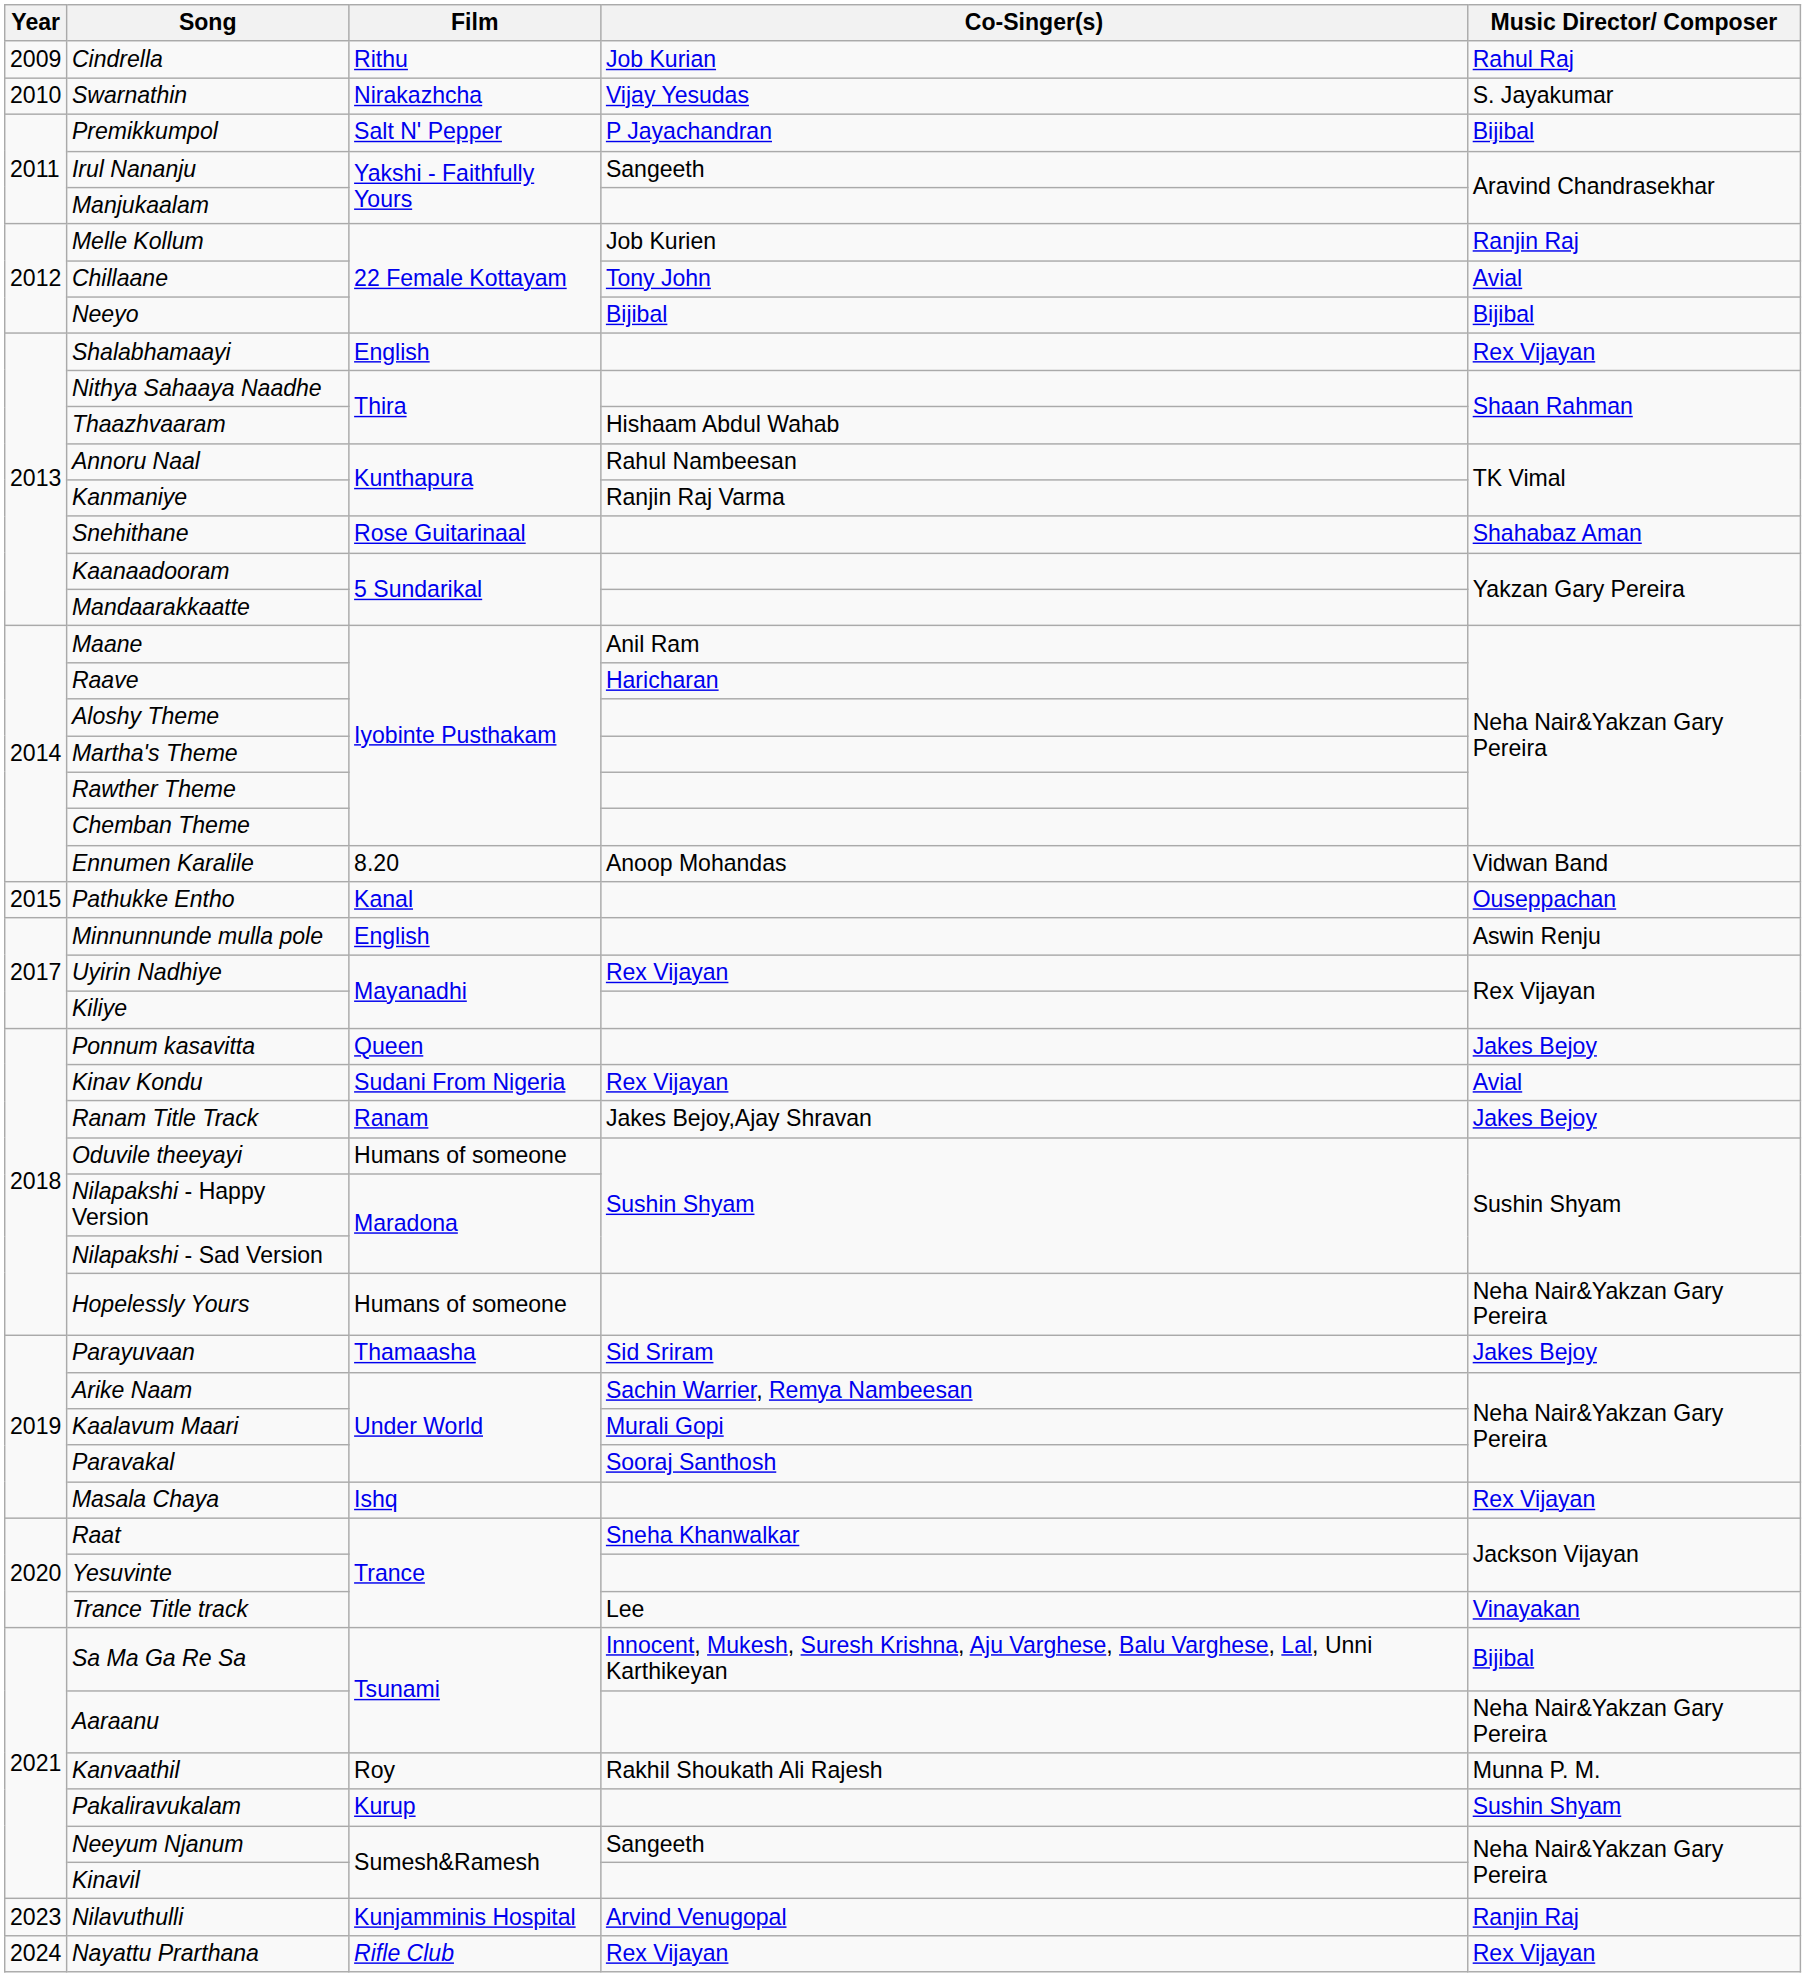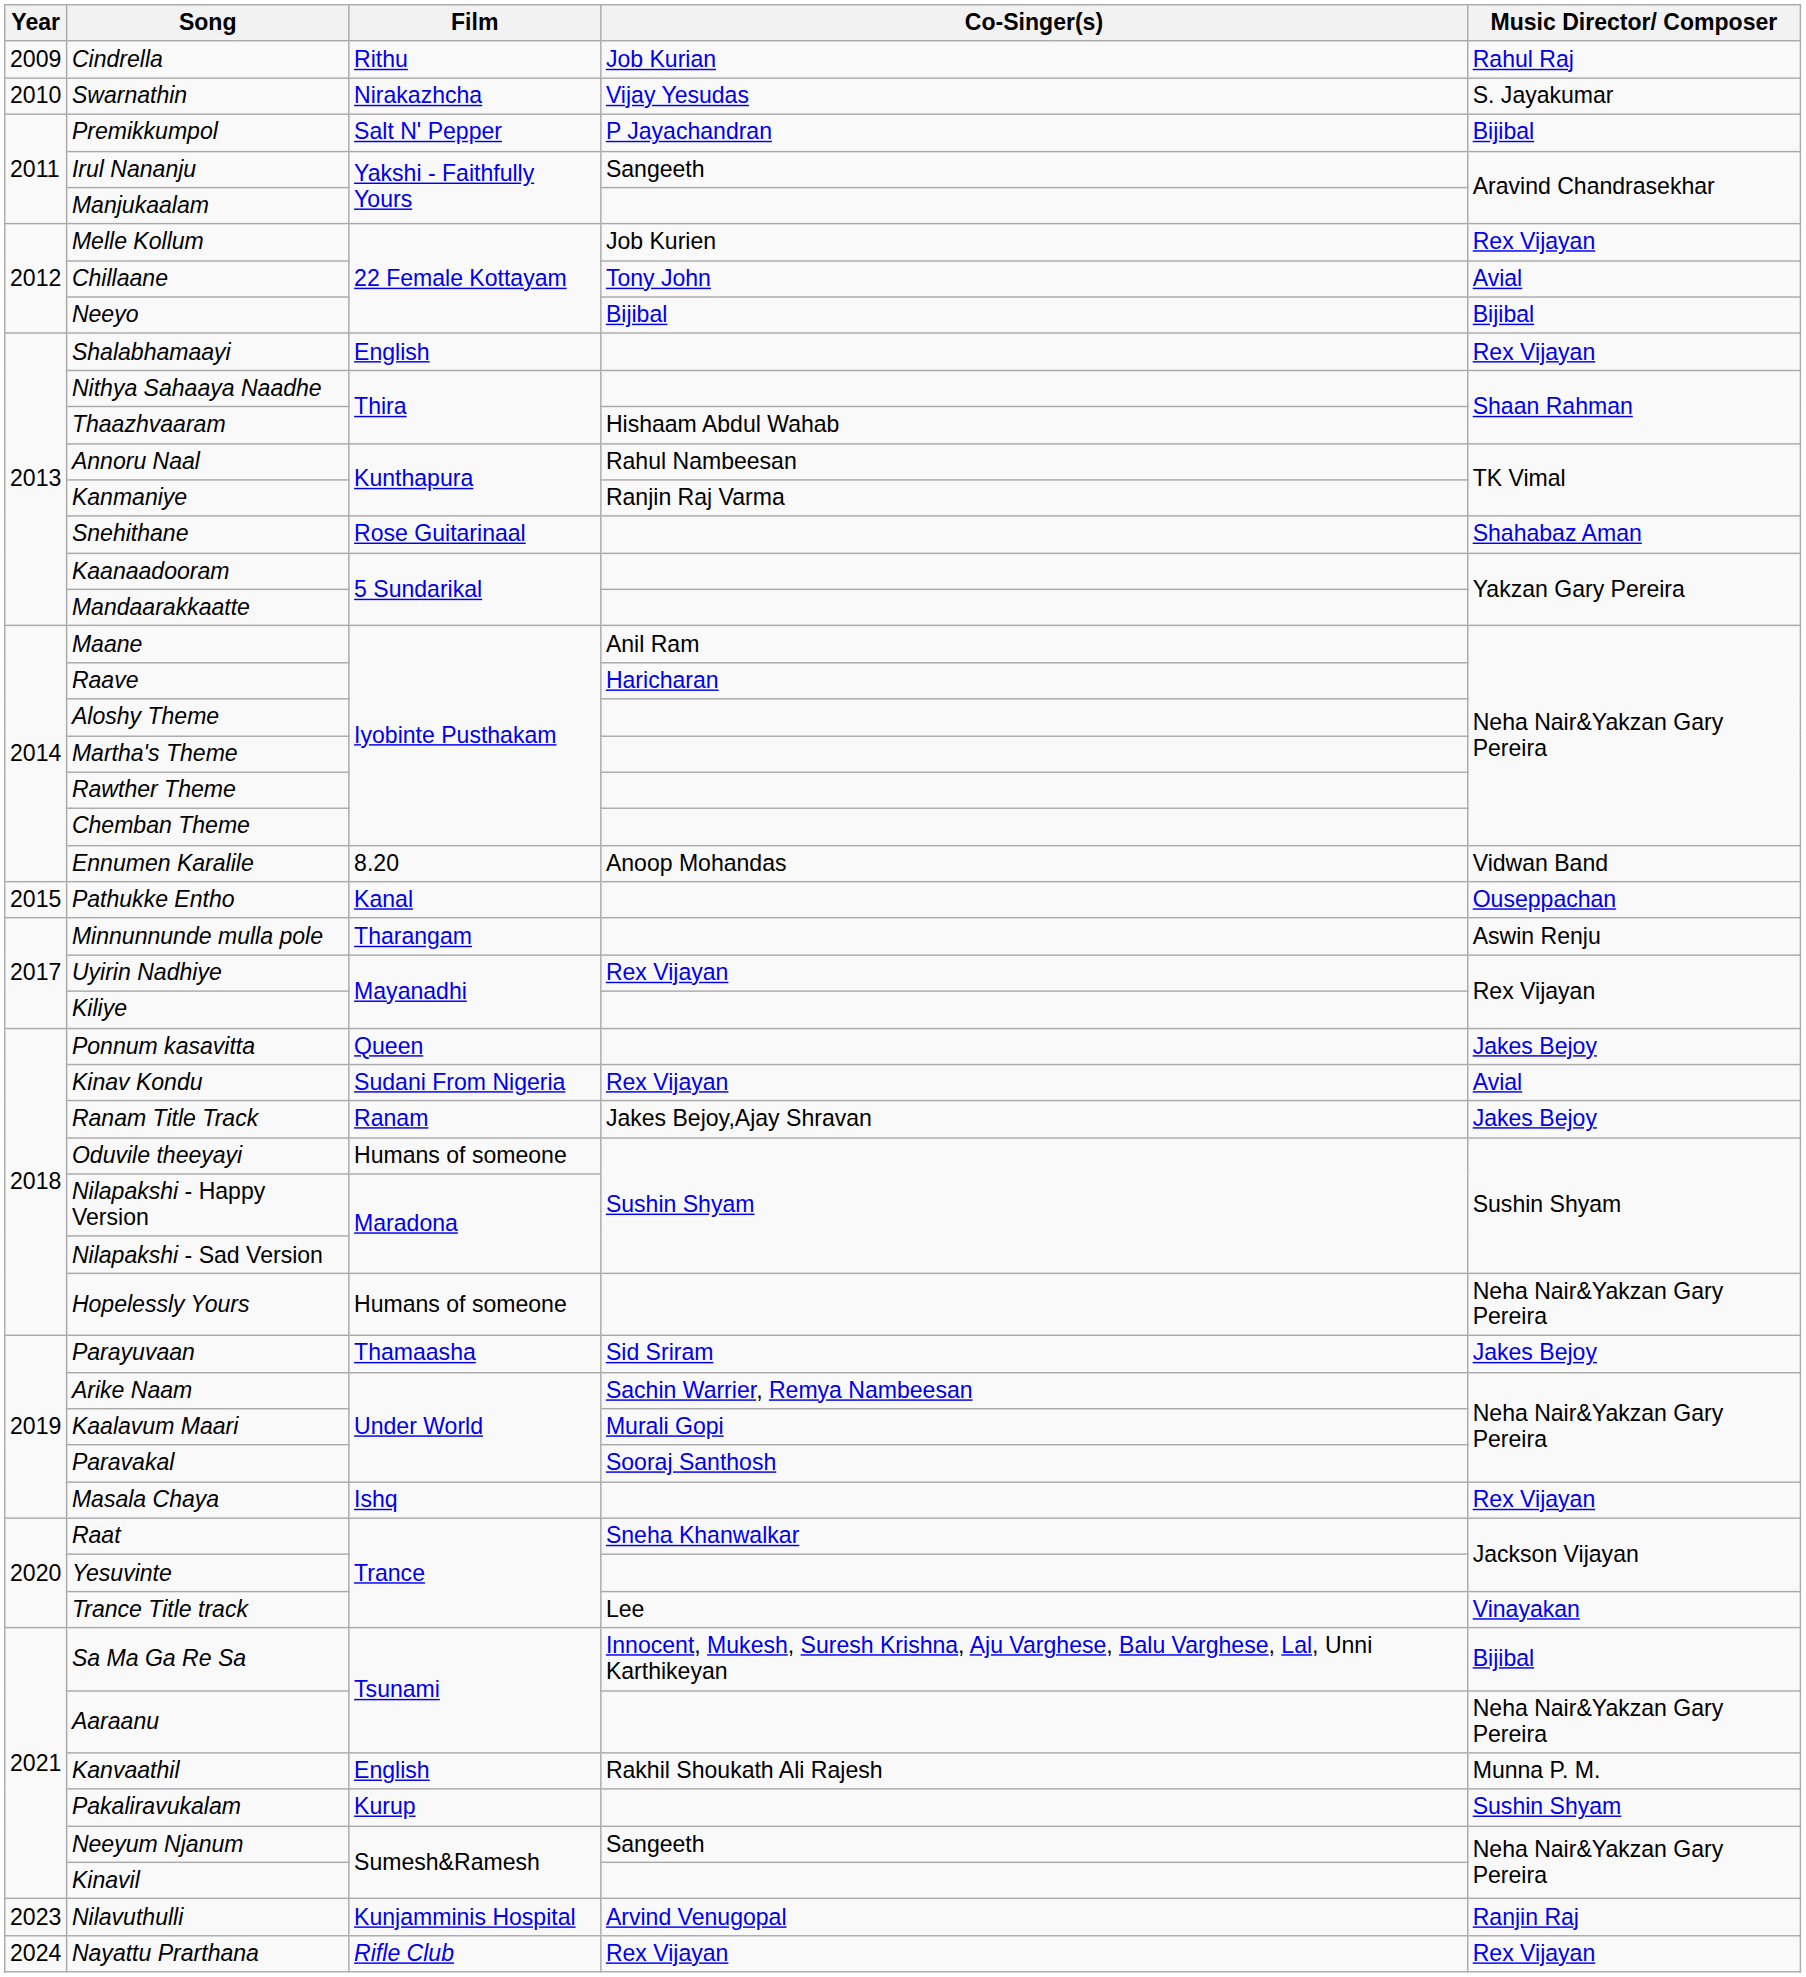(1526, 242) Ranjin Raj -> (1534, 242) Rex Vijayan
(392, 936) English -> (413, 936) Tharangam
(375, 1770) Roy -> (392, 1770) English
